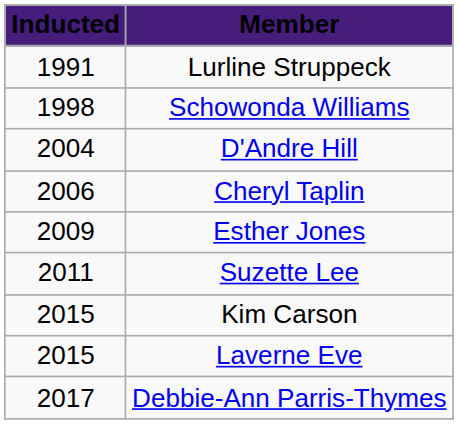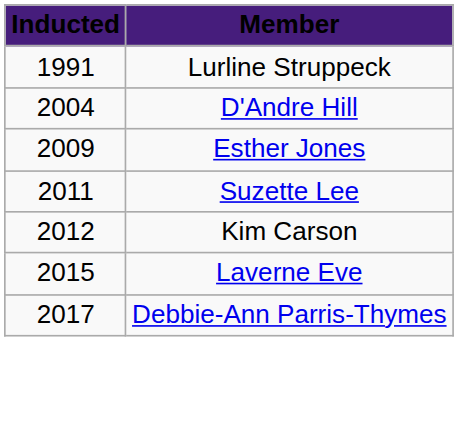- row: (289, 107)
- row: (289, 190)
(66, 314) 2015 -> (66, 231) 2012
